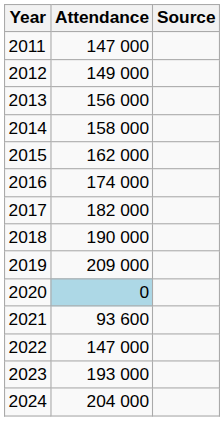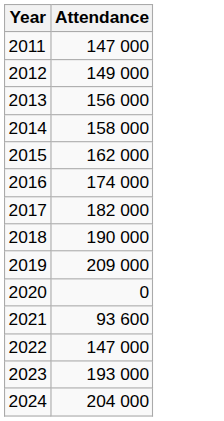- column: (186, 18)
(144, 292) lightblue background -> (144, 292) no background
